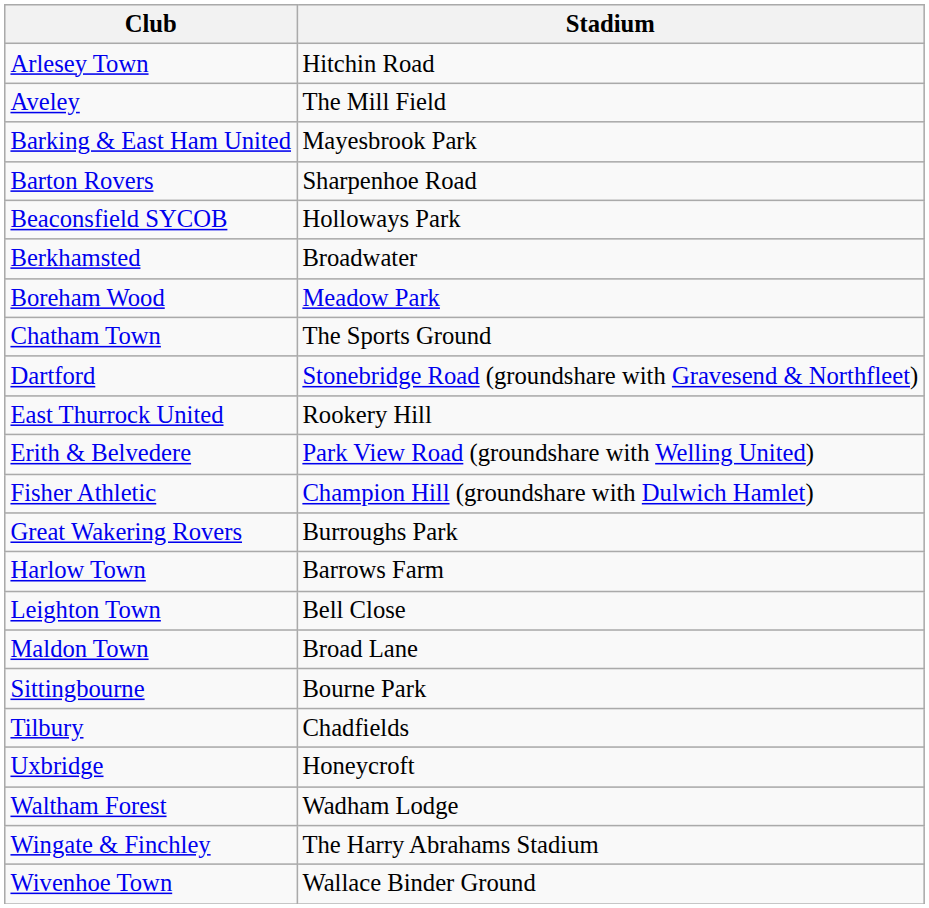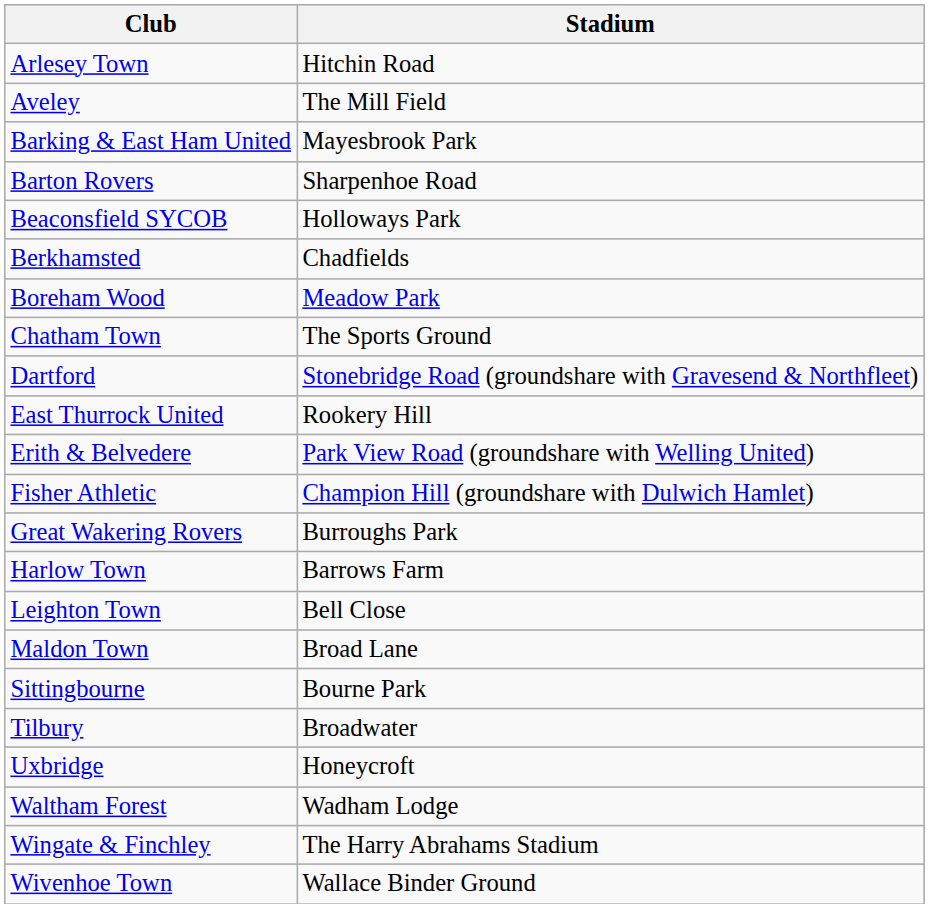(360, 258) Broadwater -> (356, 258) Chadfields
(356, 727) Chadfields -> (360, 727) Broadwater
